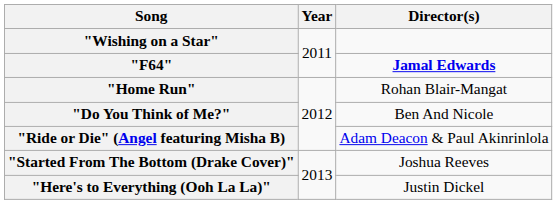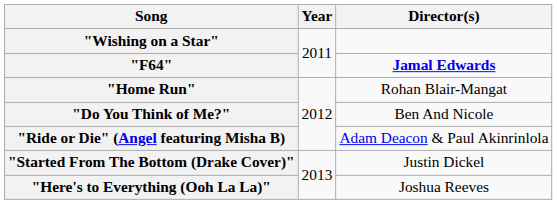(444, 162) Joshua Reeves -> (444, 162) Justin Dickel
(444, 187) Justin Dickel -> (444, 187) Joshua Reeves
